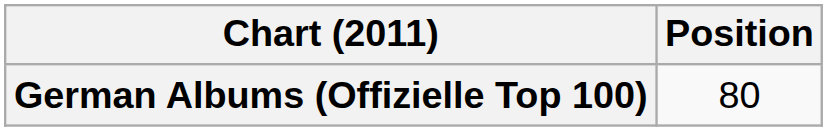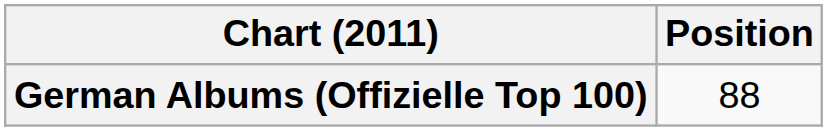(739, 94) 80 -> (739, 94) 88
